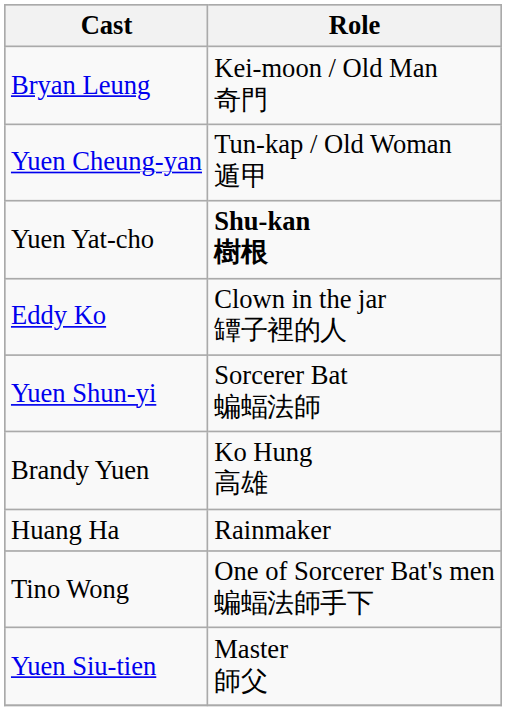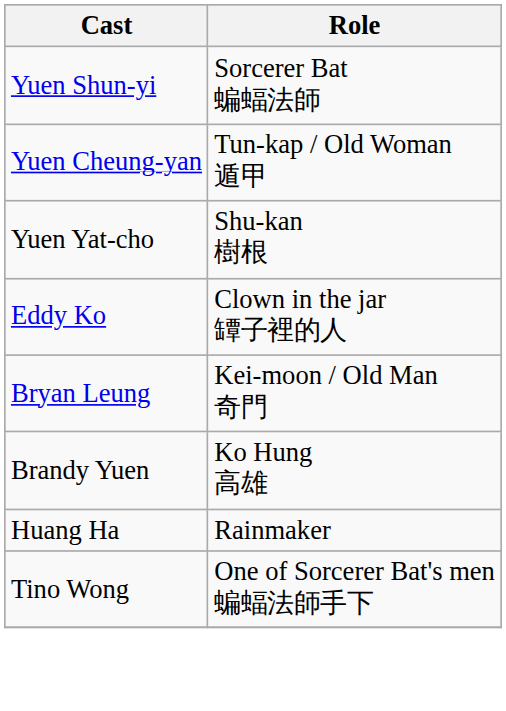rows swapped: (81, 85) <-> (84, 393)
(262, 237) bold -> (259, 237) normal
- row: (84, 666)
